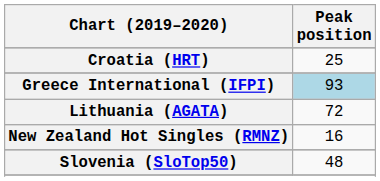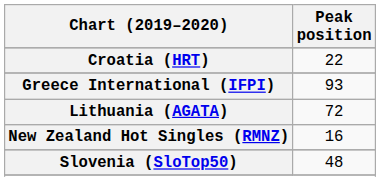(334, 61) 25 -> (334, 61) 22
(334, 86) lightblue background -> (334, 86) no background
